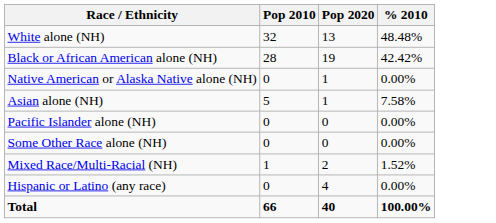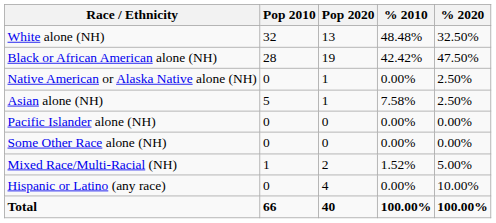+ column: (462, 15)
